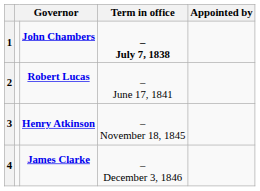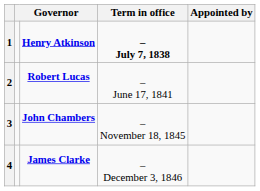(59, 36) John Chambers -> (59, 42) Henry Atkinson
(59, 124) Henry Atkinson -> (59, 118) John Chambers
